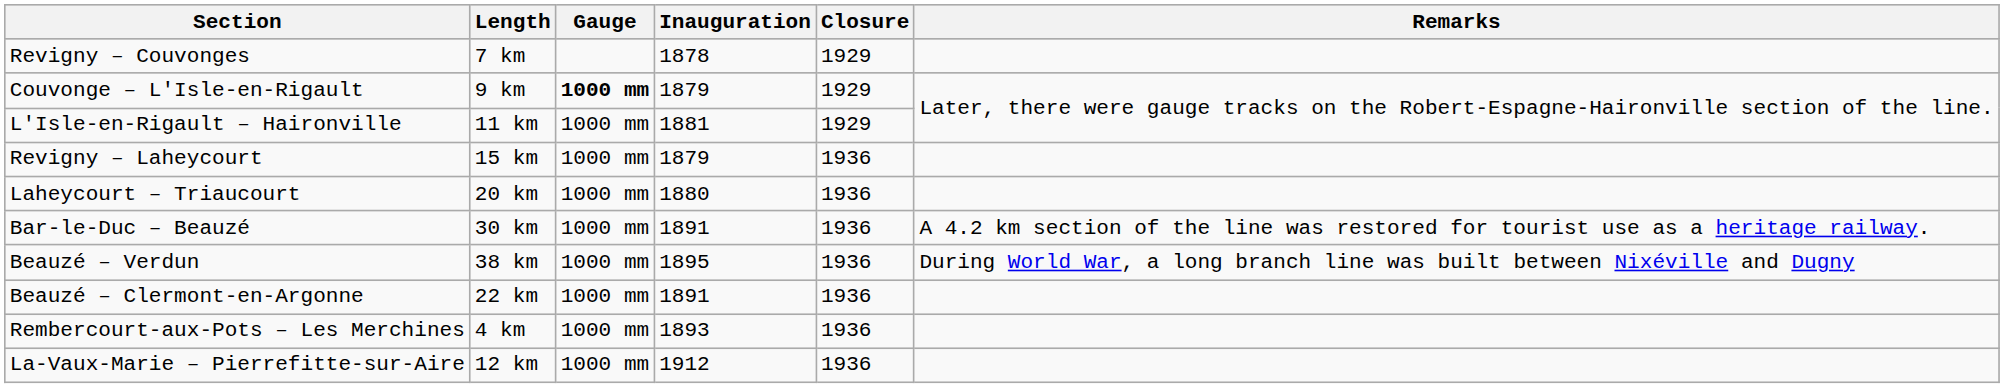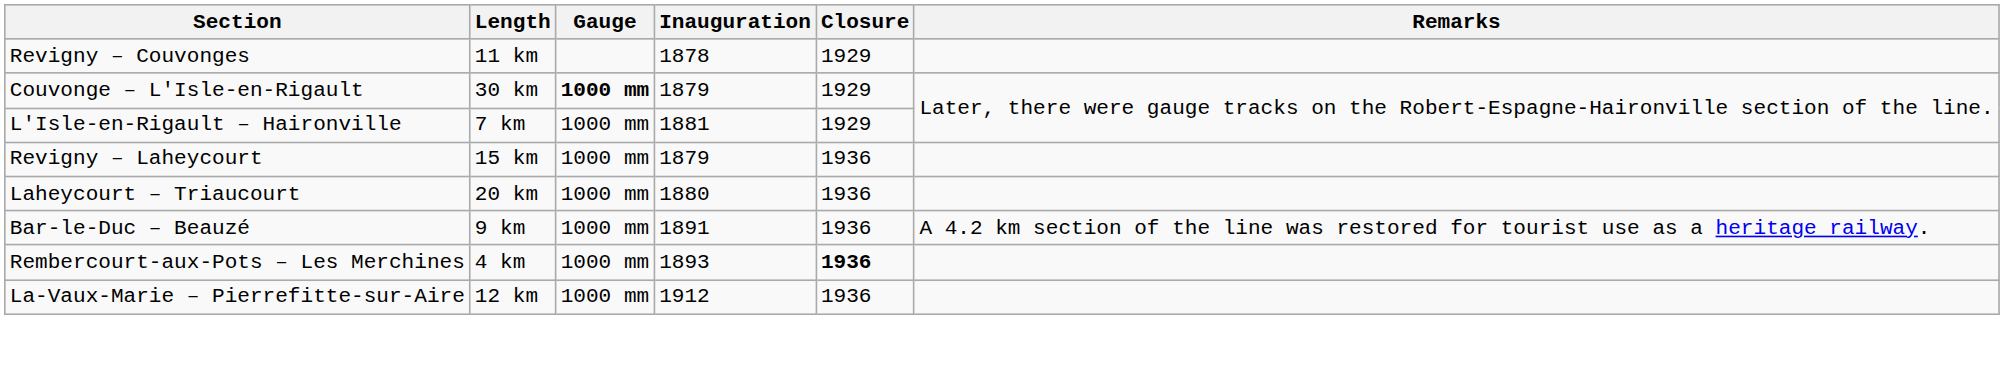(500, 56) 7 km -> (506, 56) 11 km
(500, 91) 9 km -> (506, 91) 30 km
(506, 125) 11 km -> (500, 125) 7 km
(506, 228) 30 km -> (500, 228) 9 km
- row: (105, 262)
- row: (187, 297)
(846, 331) normal -> (846, 262) bold
